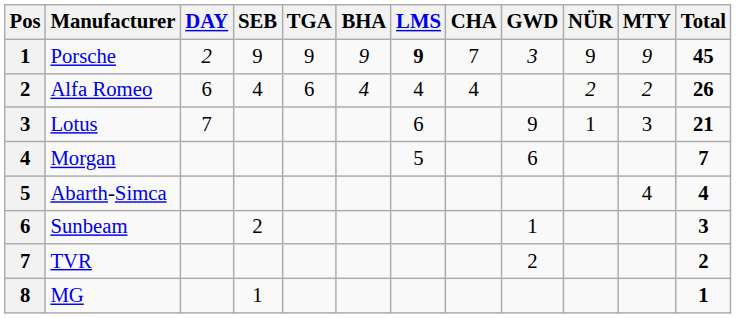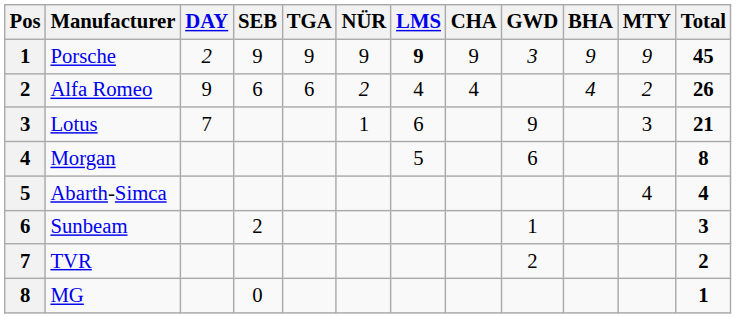columns swapped: (590, 21) <-> (364, 21)
(474, 56) 7 -> (474, 56) 9
(207, 90) 6 -> (207, 90) 9
(257, 90) 4 -> (257, 90) 6
(703, 158) 7 -> (703, 158) 8
(257, 295) 1 -> (257, 295) 0
